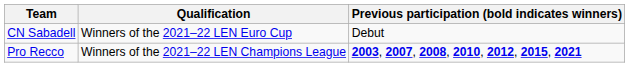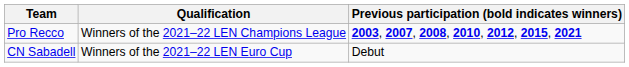rows swapped: (36, 52) <-> (41, 33)
